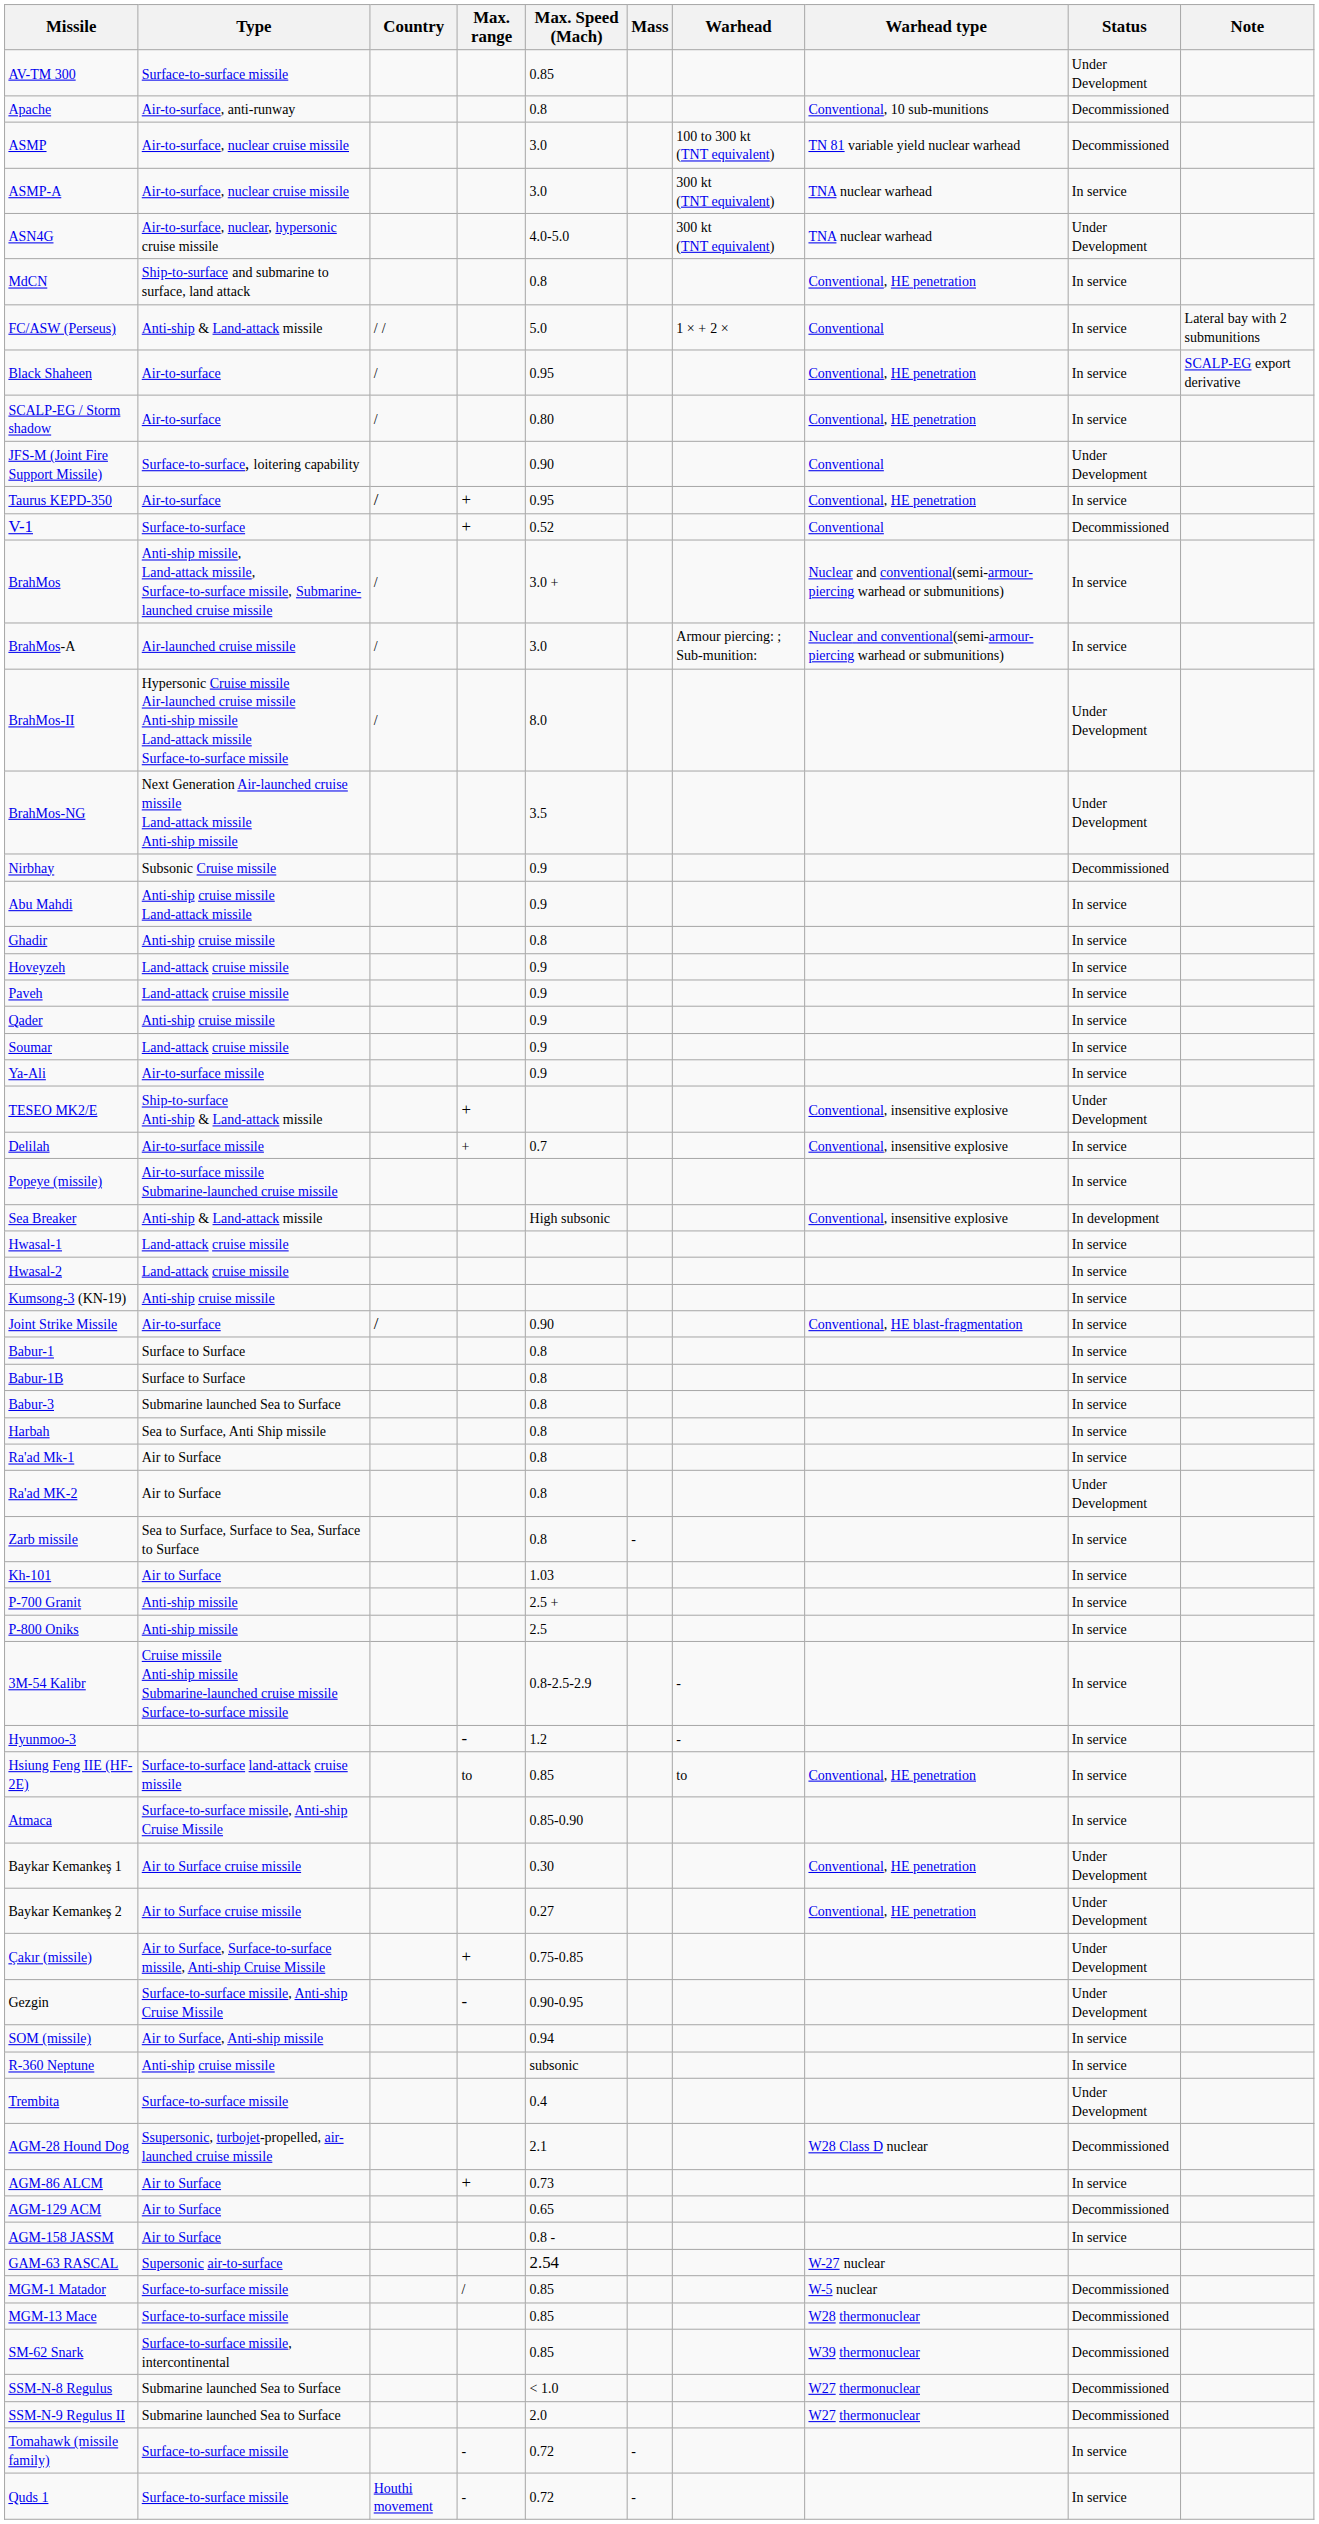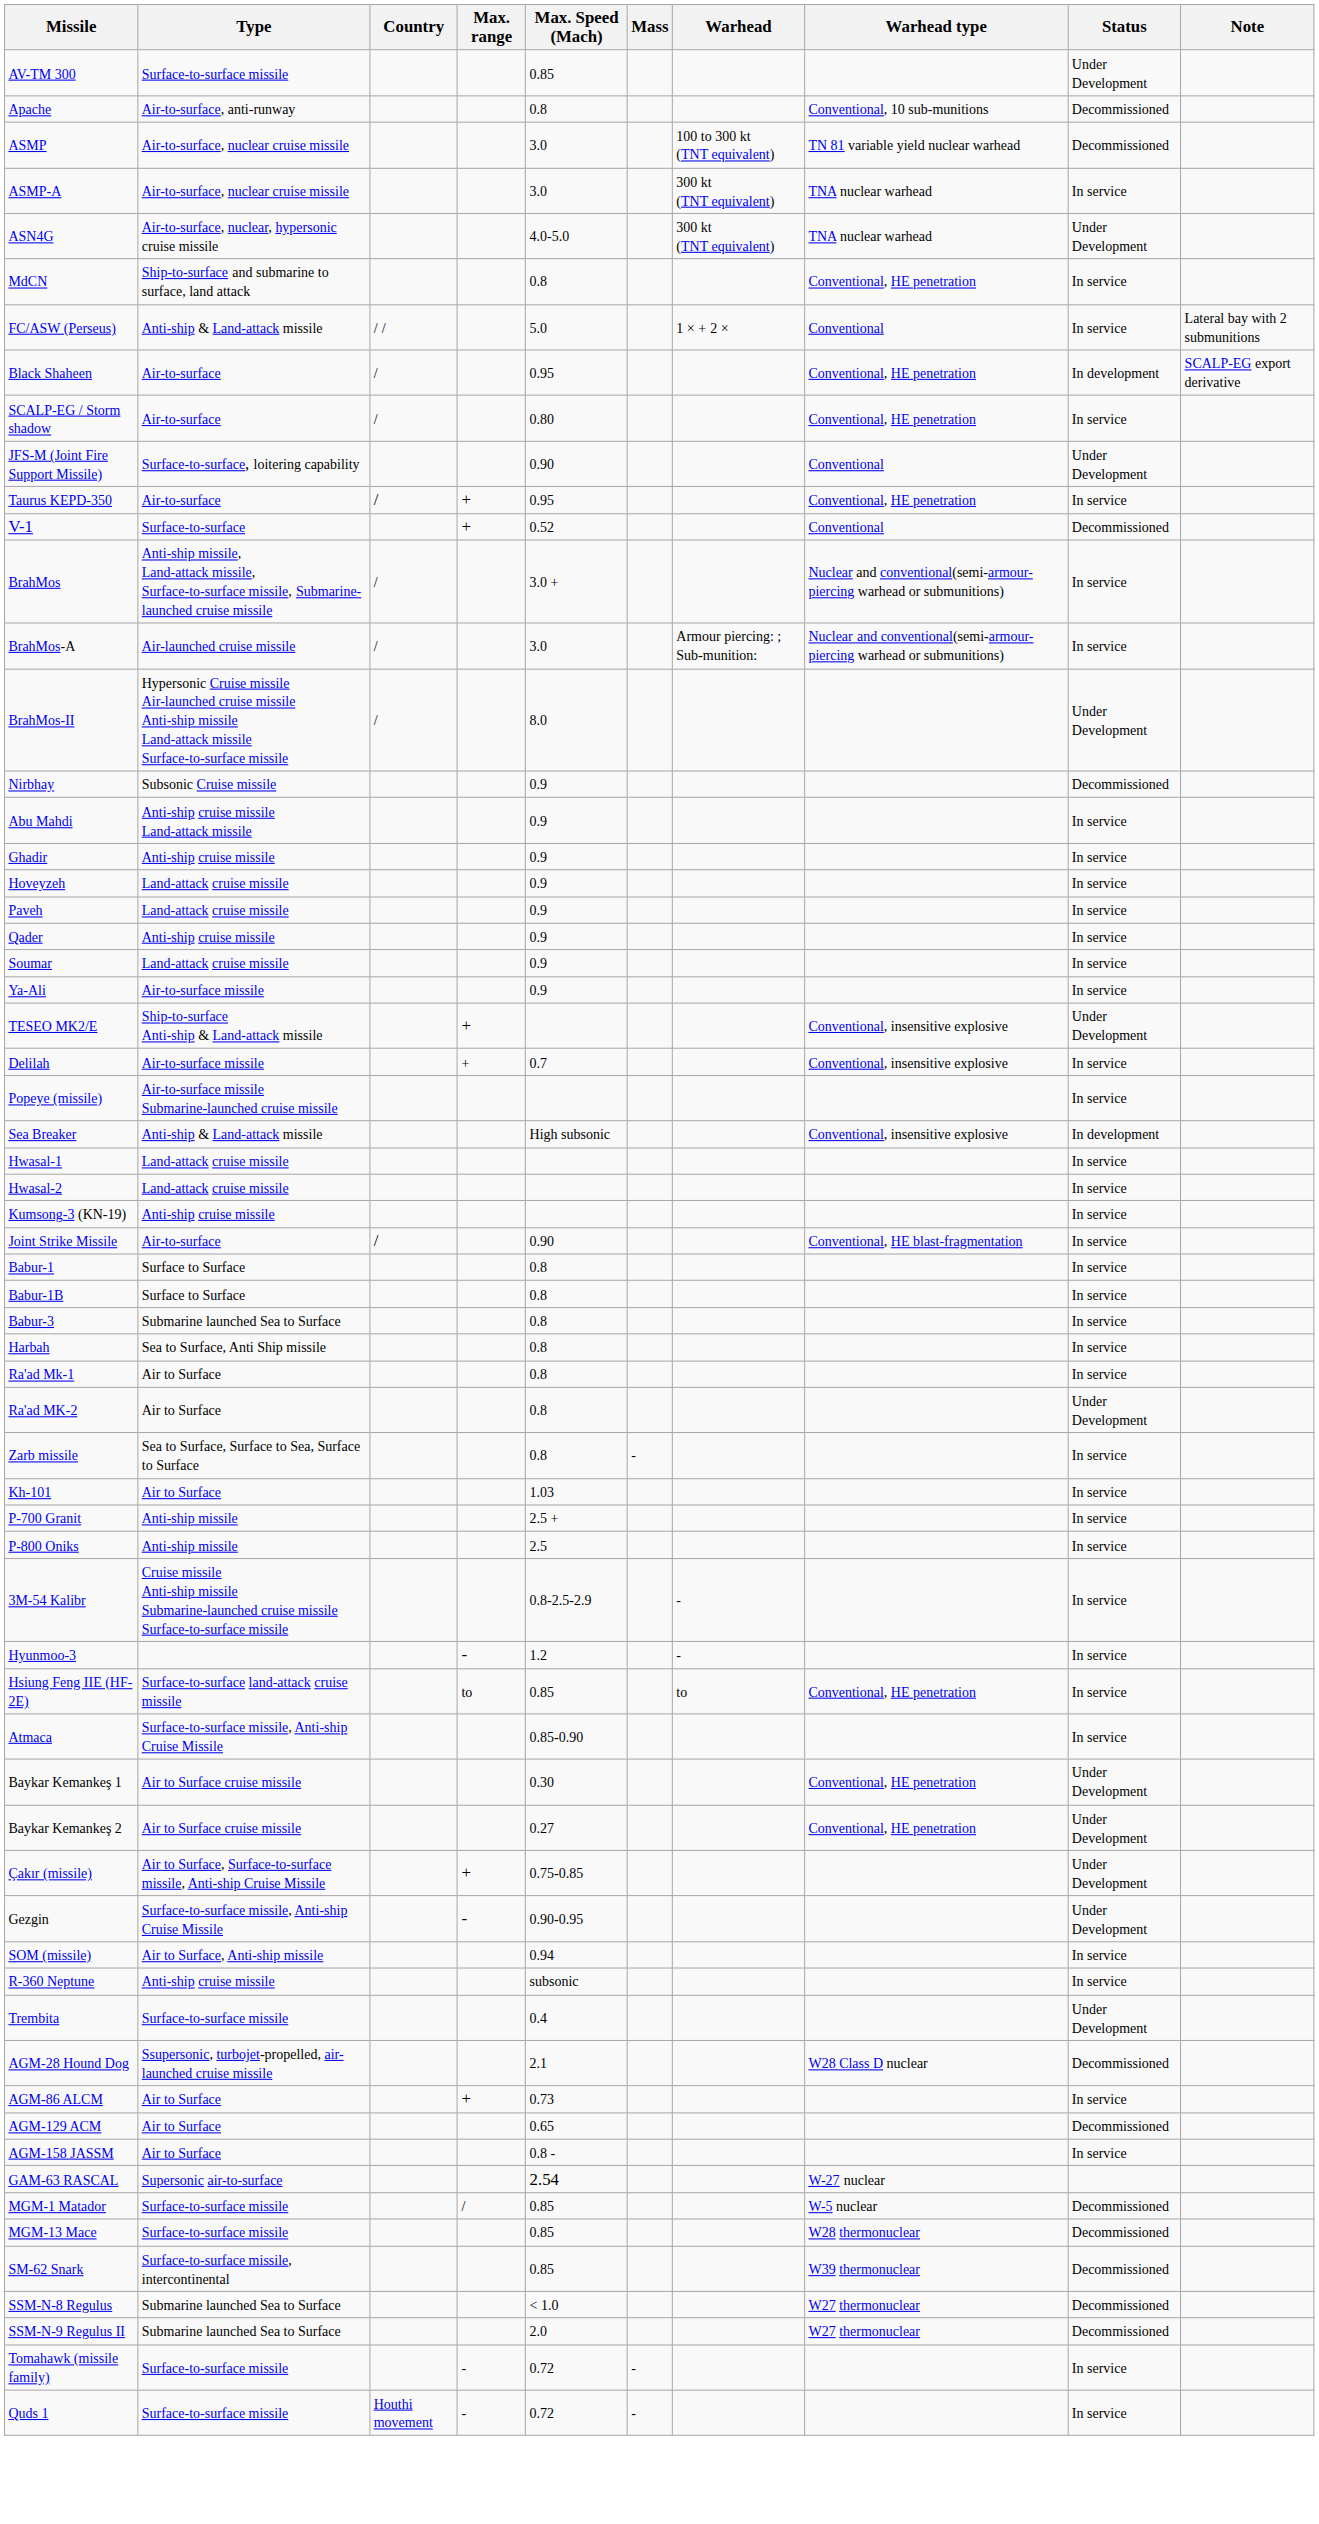(1099, 373) In service -> (1116, 373) In development
- row: (47, 813)
(538, 940) 0.8 -> (538, 857) 0.9
